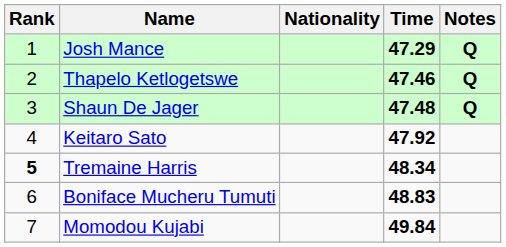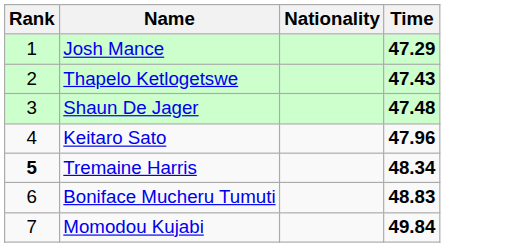- column: (470, 19)
(412, 78) 47.46 -> (412, 78) 47.43
(412, 138) 47.92 -> (412, 138) 47.96
